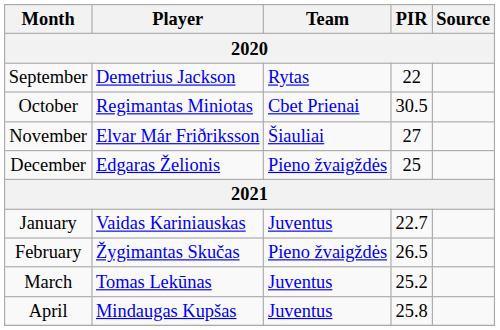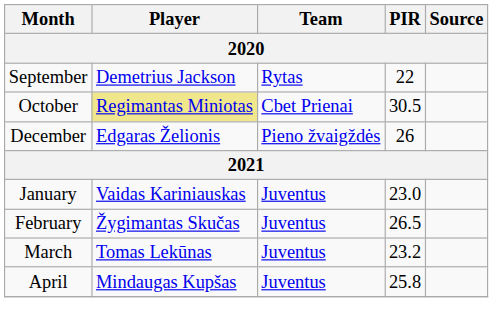(174, 106) no background -> (174, 106) khaki background
- row: (48, 135)
(412, 164) 25 -> (405, 135) 26
(412, 223) 22.7 -> (405, 194) 23.0
(328, 252) Pieno žvaigždės -> (294, 223) Juventus
(412, 281) 25.2 -> (405, 252) 23.2
